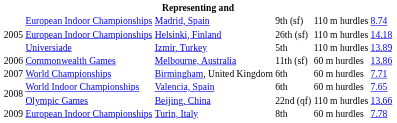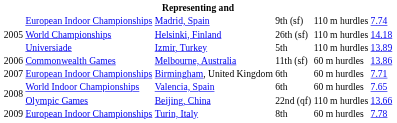(379, 21) 8.74 -> (379, 21) 7.74
(89, 34) European Indoor Championships -> (68, 34) World Championships
(68, 74) World Championships -> (89, 74) European Indoor Championships
